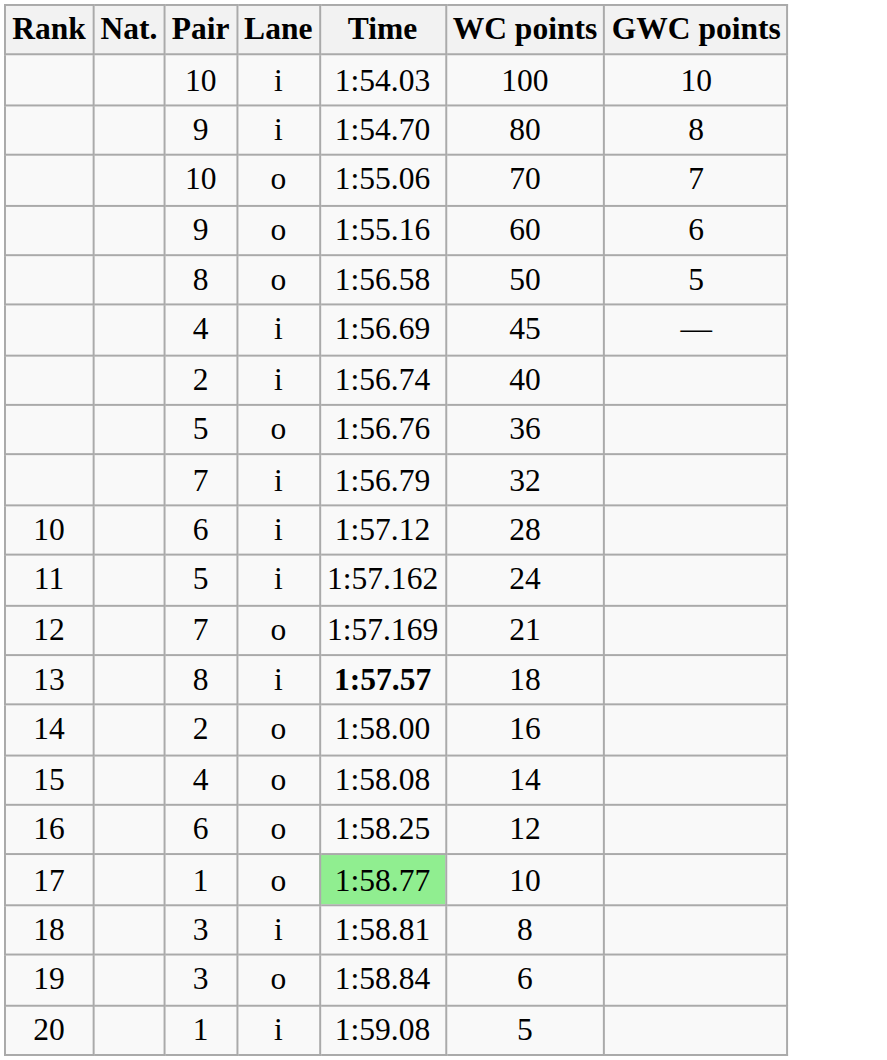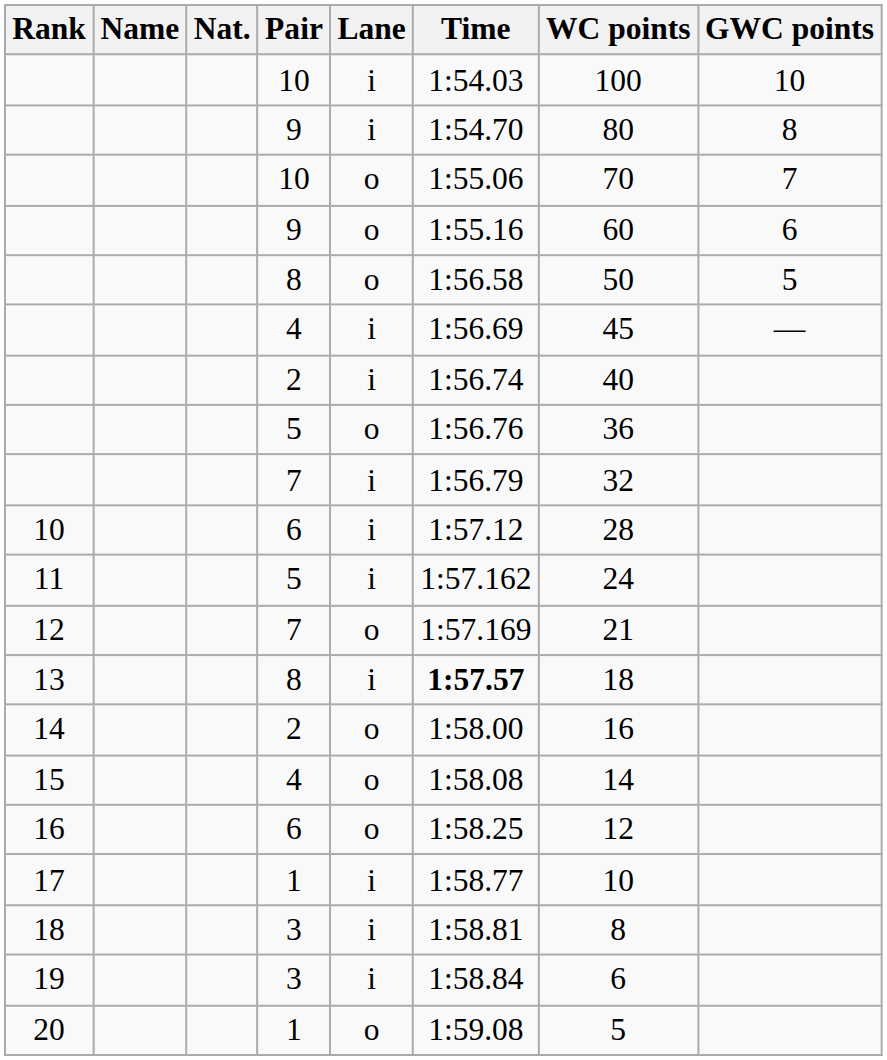+ column: (140, 29)
(278, 879) o -> (372, 879) i
(383, 879) lightgreen background -> (476, 879) no background
(278, 979) o -> (372, 979) i
(278, 1029) i -> (372, 1029) o
